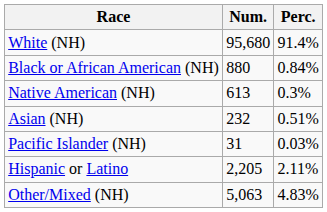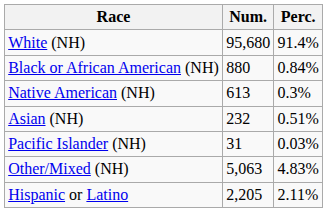rows swapped: (68, 194) <-> (68, 169)
